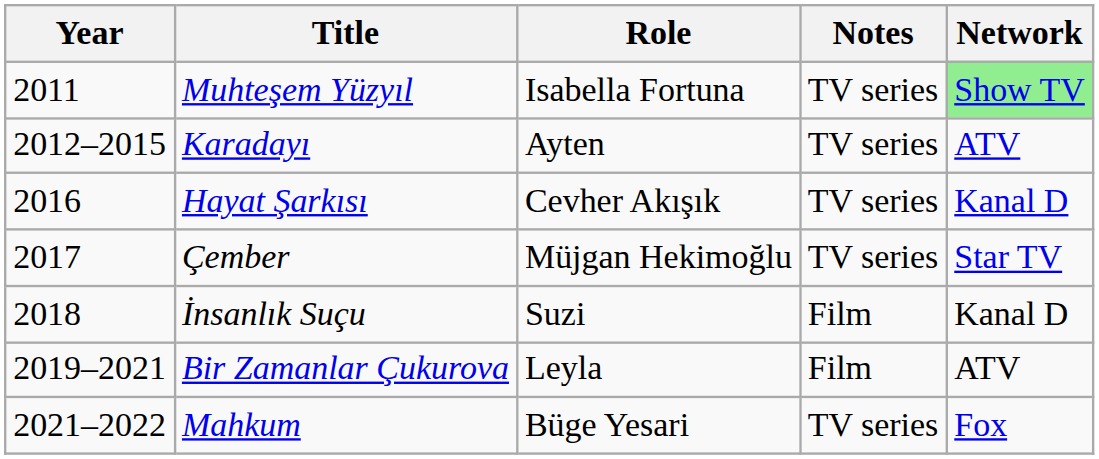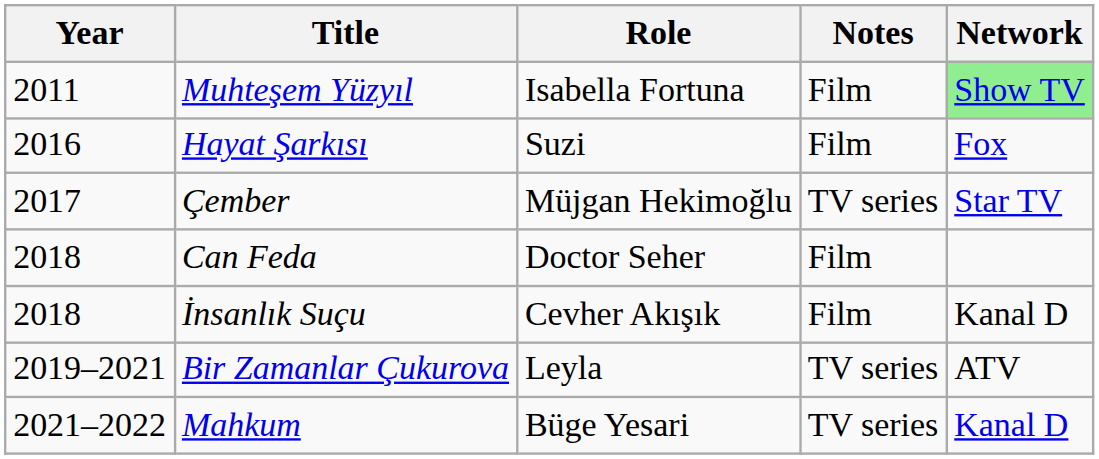(873, 88) TV series -> (840, 88) Film
- row: (246, 145)
(623, 201) Cevher Akışık -> (555, 145) Suzi
(873, 201) TV series -> (840, 145) Film
(1011, 201) Kanal D -> (981, 145) Fox
+ row: (249, 257)
(555, 313) Suzi -> (623, 313) Cevher Akışık
(840, 369) Film -> (873, 369) TV series
(981, 425) Fox -> (1011, 425) Kanal D
